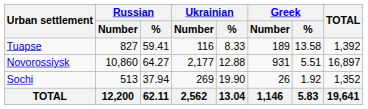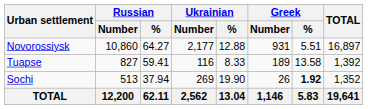rows swapped: (38, 63) <-> (24, 46)
(311, 79) normal -> (311, 79) bold
